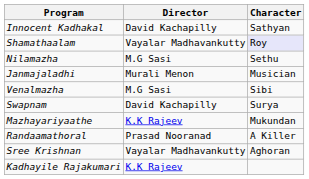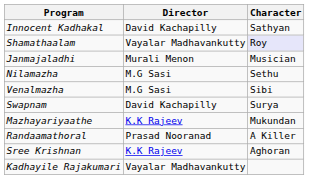rows swapped: (32, 58) <-> (41, 74)
(185, 151) Vayalar Madhavankutty -> (154, 151) K.K Rajeev
(154, 167) K.K Rajeev -> (185, 167) Vayalar Madhavankutty
